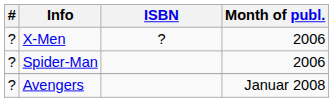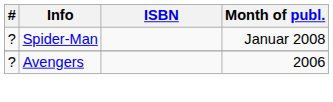- row: (44, 39)
(309, 62) 2006 -> (285, 39) Januar 2008
(285, 85) Januar 2008 -> (309, 62) 2006
